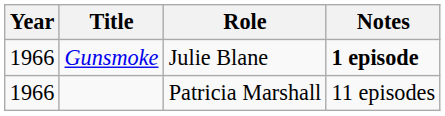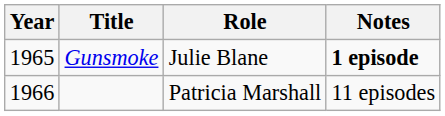(32, 57) 1966 -> (32, 57) 1965
